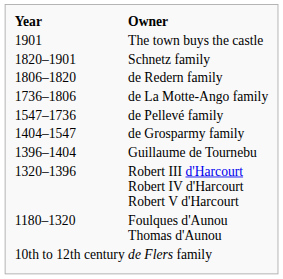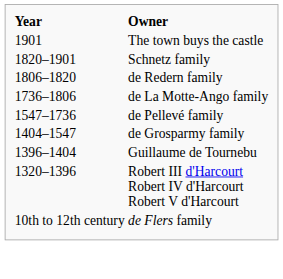- row: (178, 228)
